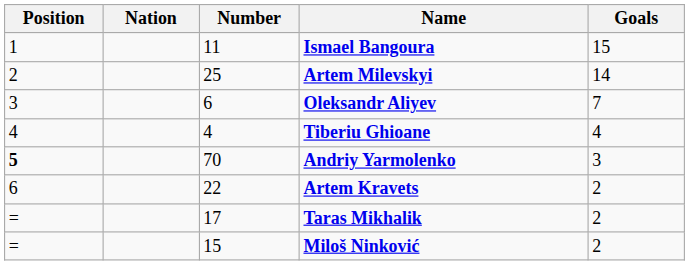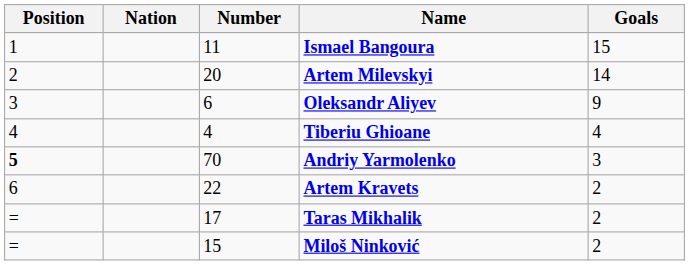(212, 75) 25 -> (212, 75) 20
(597, 103) 7 -> (597, 103) 9
